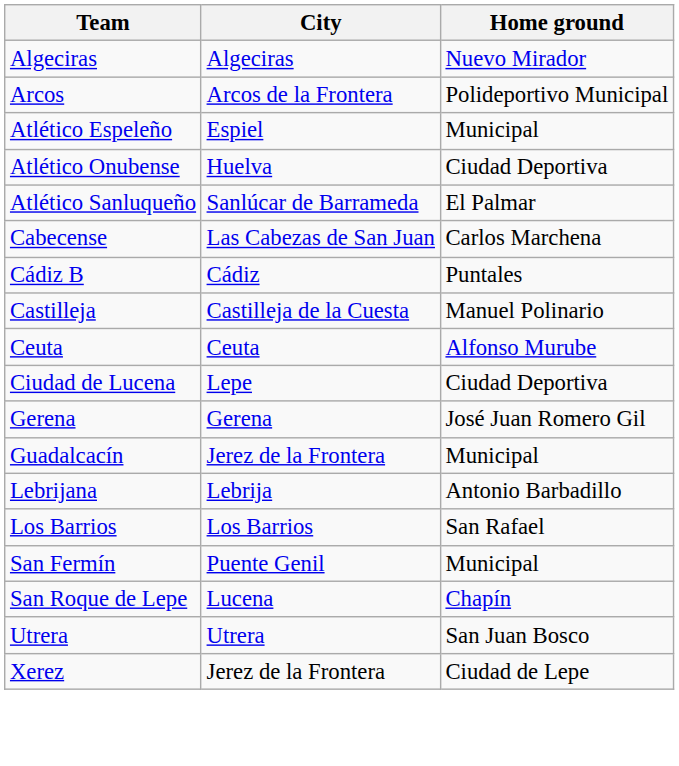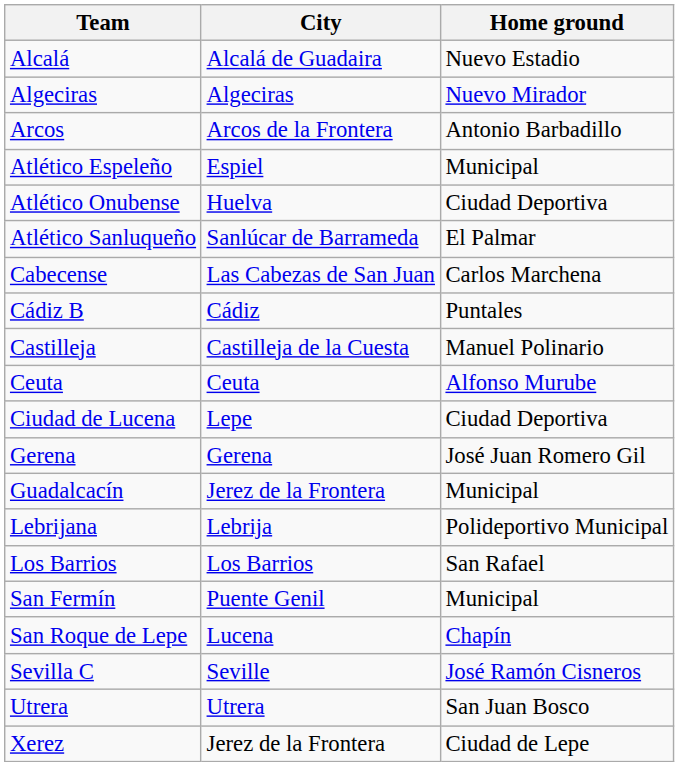+ row: (40, 58)
(557, 94) Polideportivo Municipal -> (533, 130) Antonio Barbadillo
(533, 490) Antonio Barbadillo -> (557, 526) Polideportivo Municipal
+ row: (52, 671)
